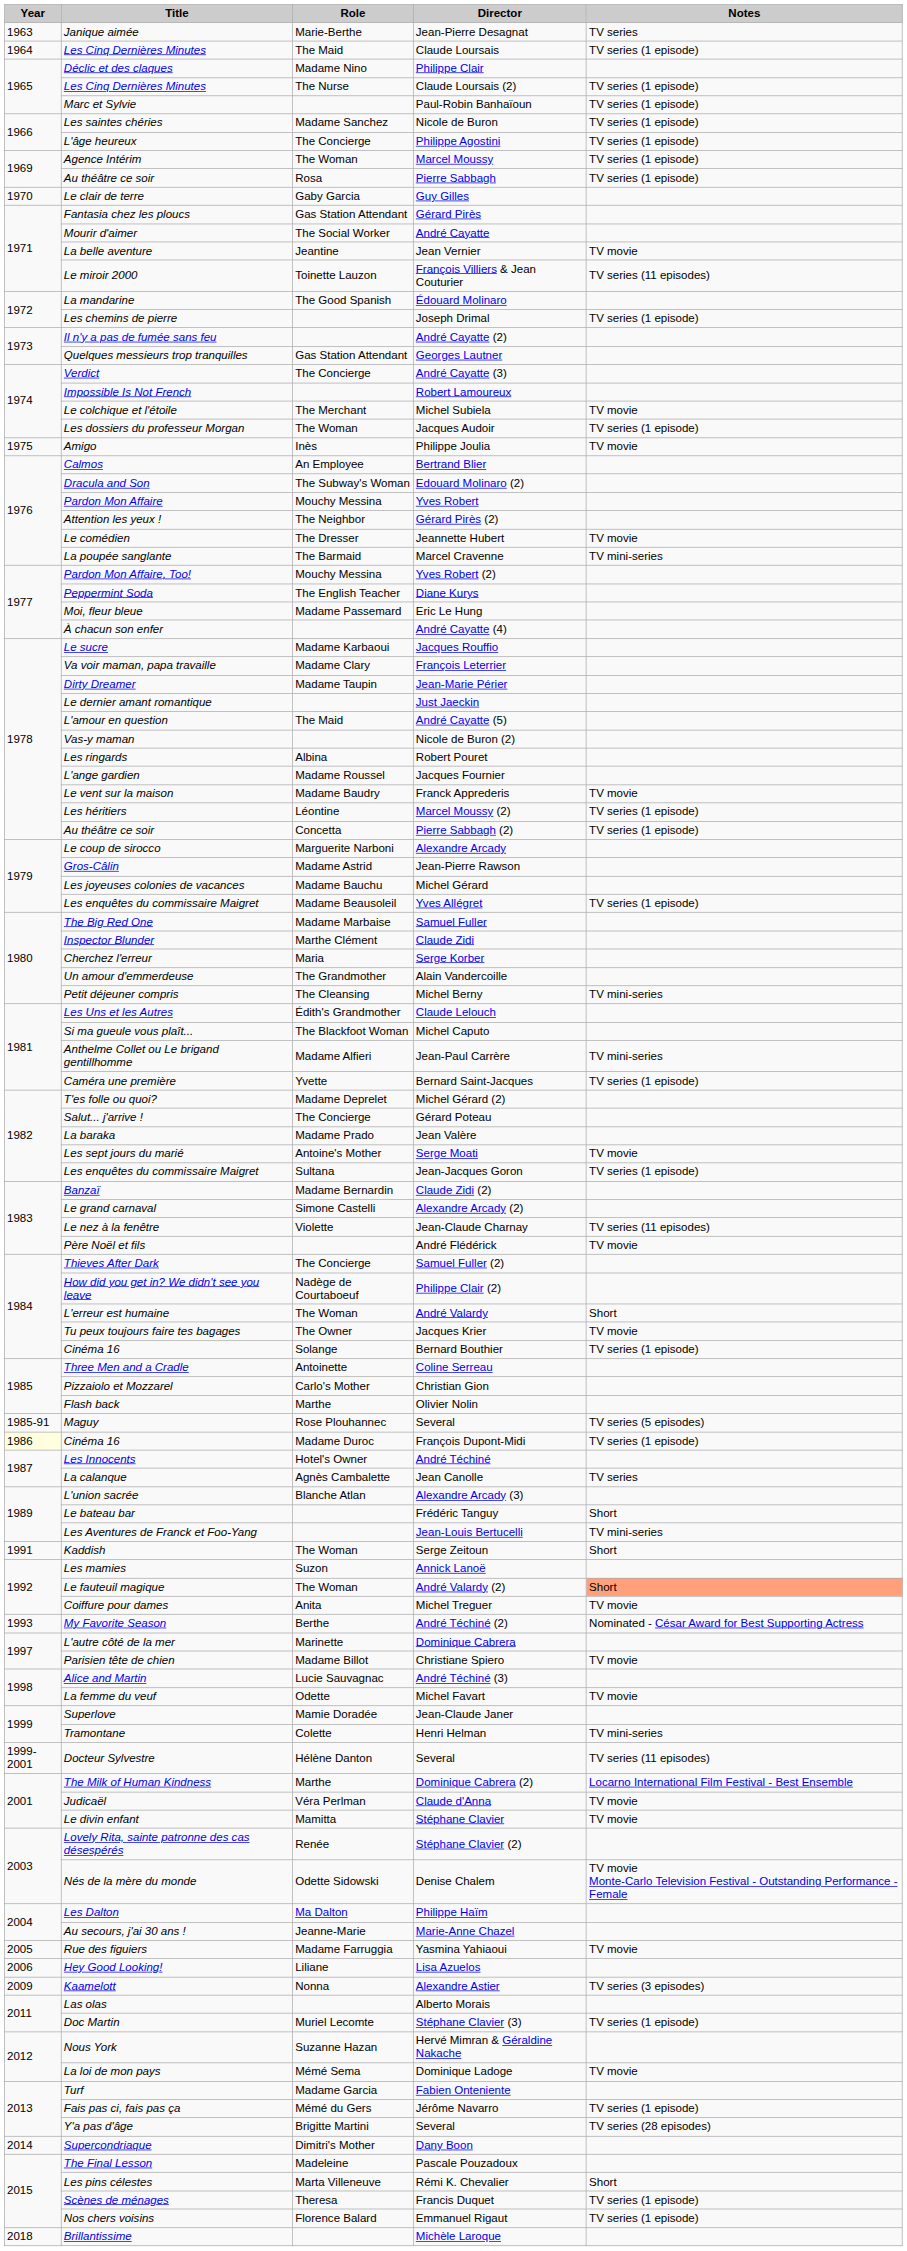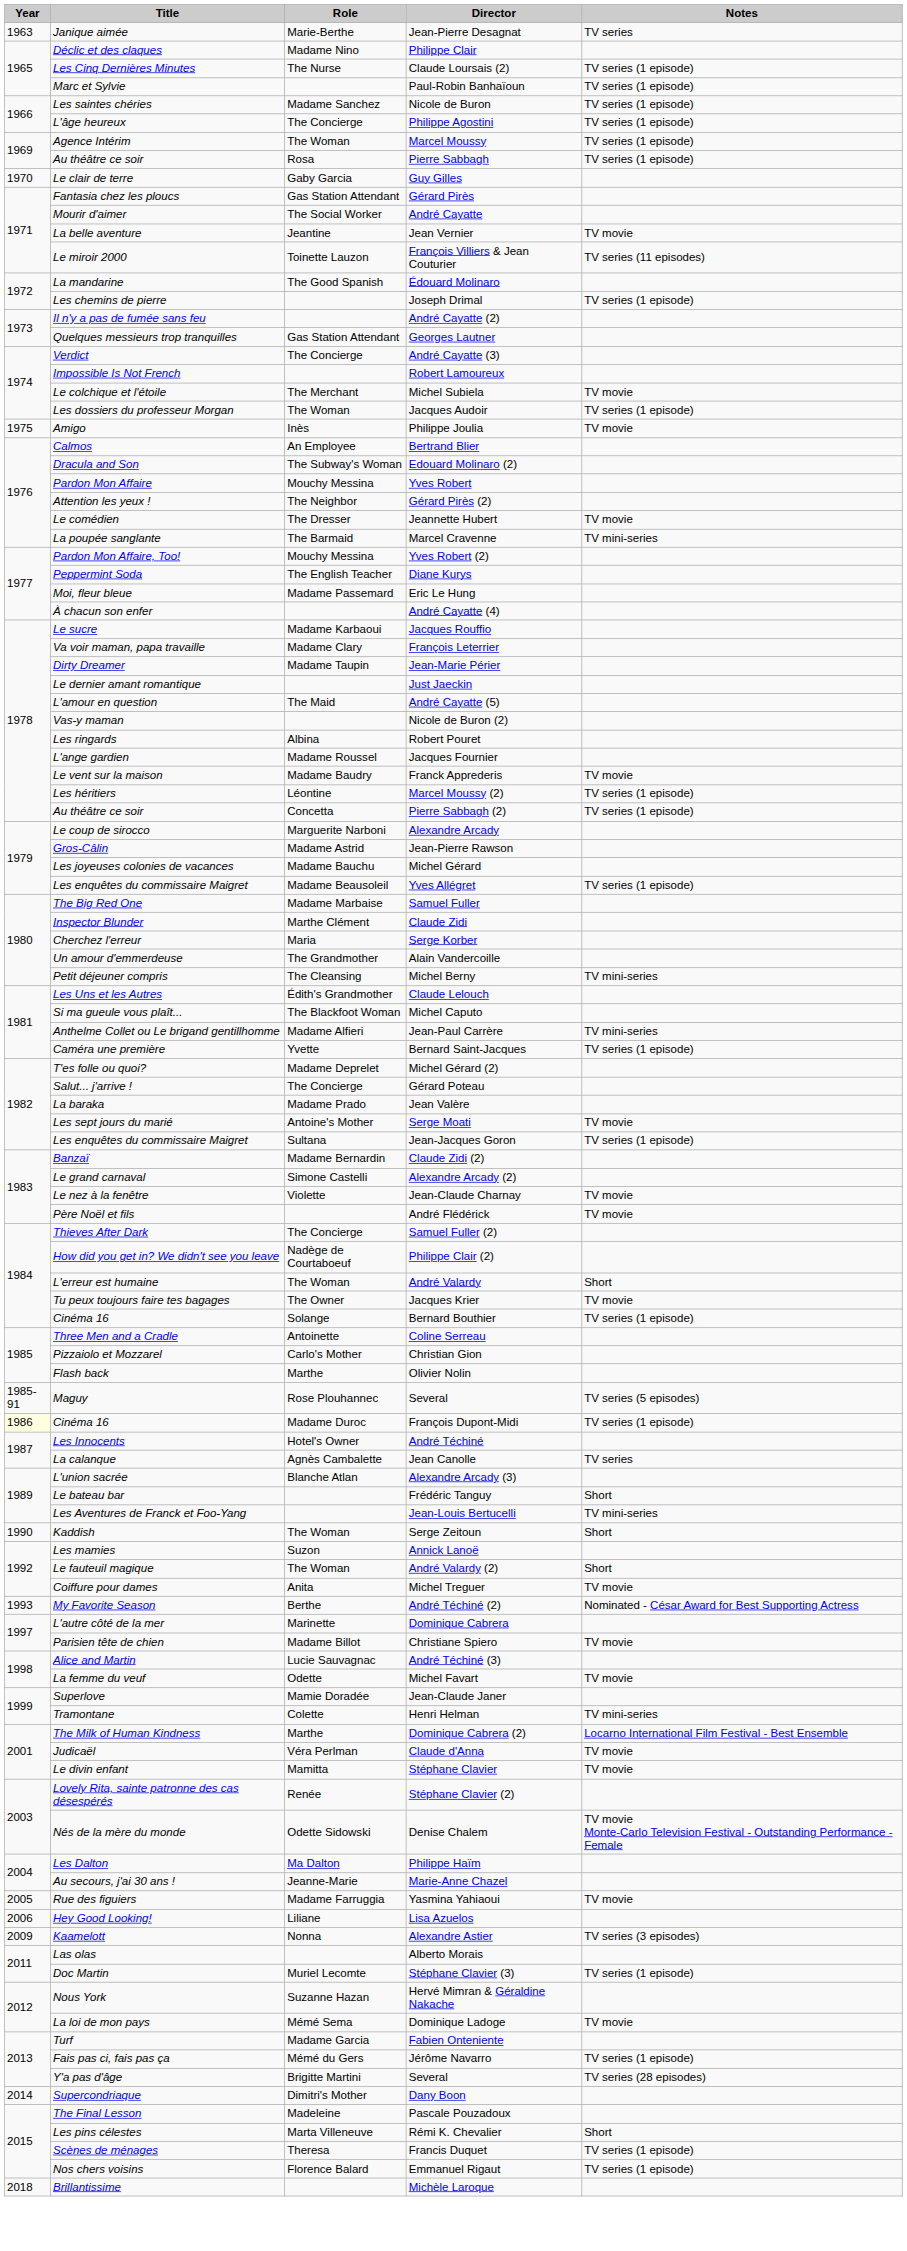- row: (135, 50)
(649, 1227) TV series (11 episodes) -> (608, 1195) TV movie
(20, 1550) 1991 -> (20, 1532) 1990
(603, 1587) lightsalmon background -> (598, 1568) no background
- row: (109, 1758)
